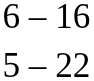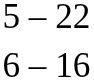rows swapped: (46, 16) <-> (46, 65)
